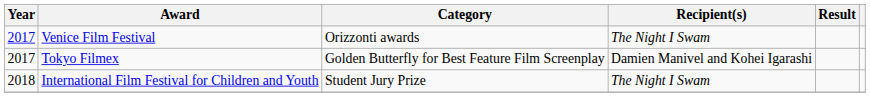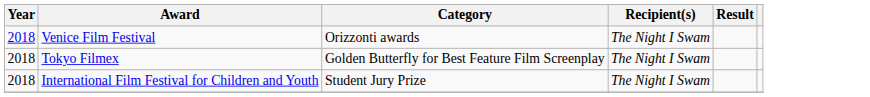(21, 37) 2017 -> (21, 37) 2018
(21, 59) 2017 -> (21, 59) 2018
(711, 59) Damien Manivel and Kohei Igarashi -> (660, 59) The Night I Swam
